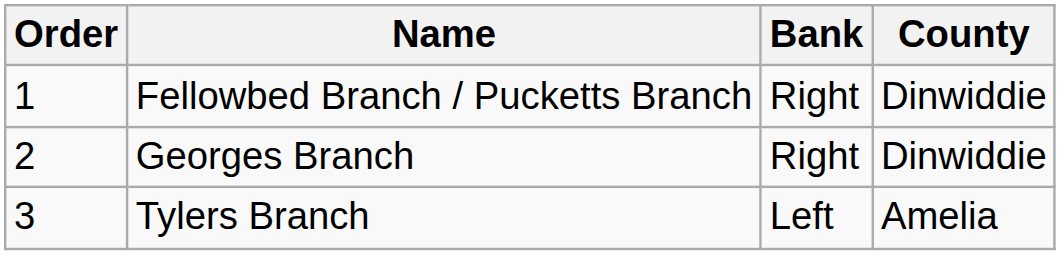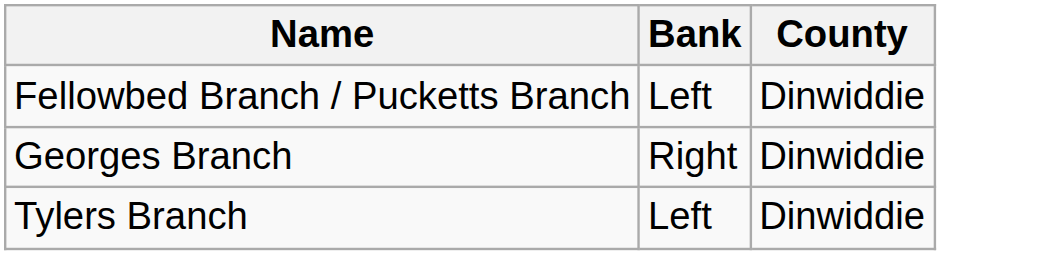- column: (66, 34)
(814, 95) Right -> (680, 95) Left
(939, 216) Amelia -> (842, 216) Dinwiddie
